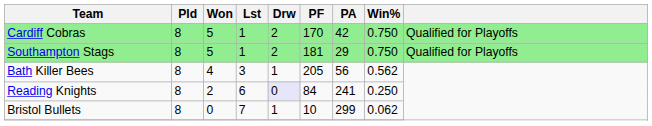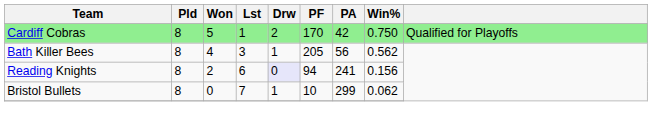- row: (61, 52)
(310, 91) 84 -> (310, 71) 94
(383, 91) 0.250 -> (383, 71) 0.156
